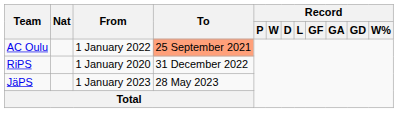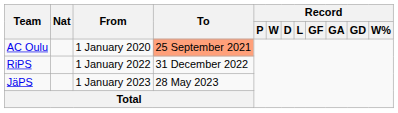(113, 47) 1 January 2022 -> (113, 47) 1 January 2020
(113, 64) 1 January 2020 -> (113, 64) 1 January 2022
